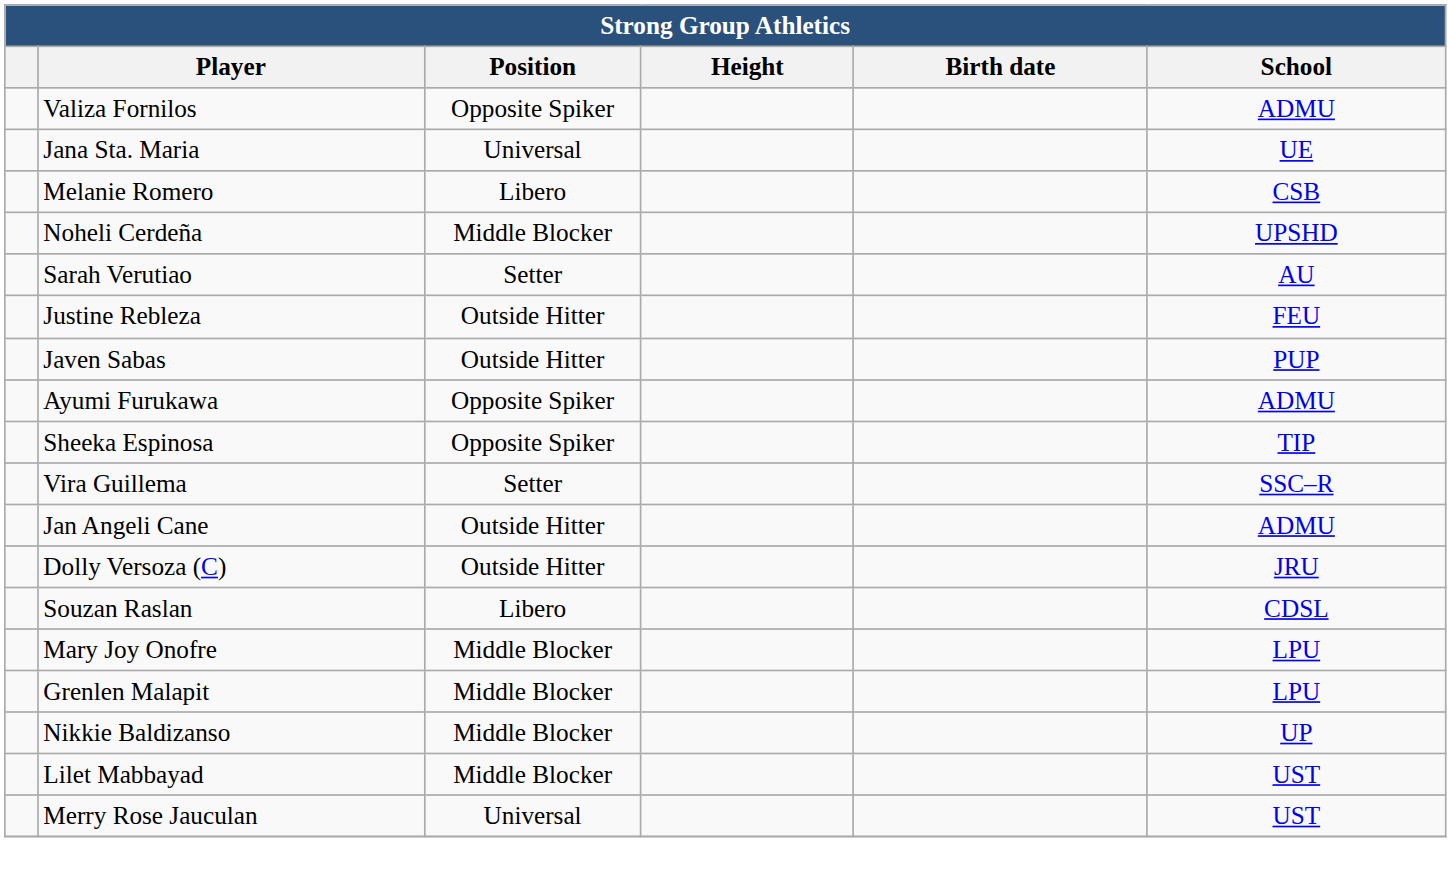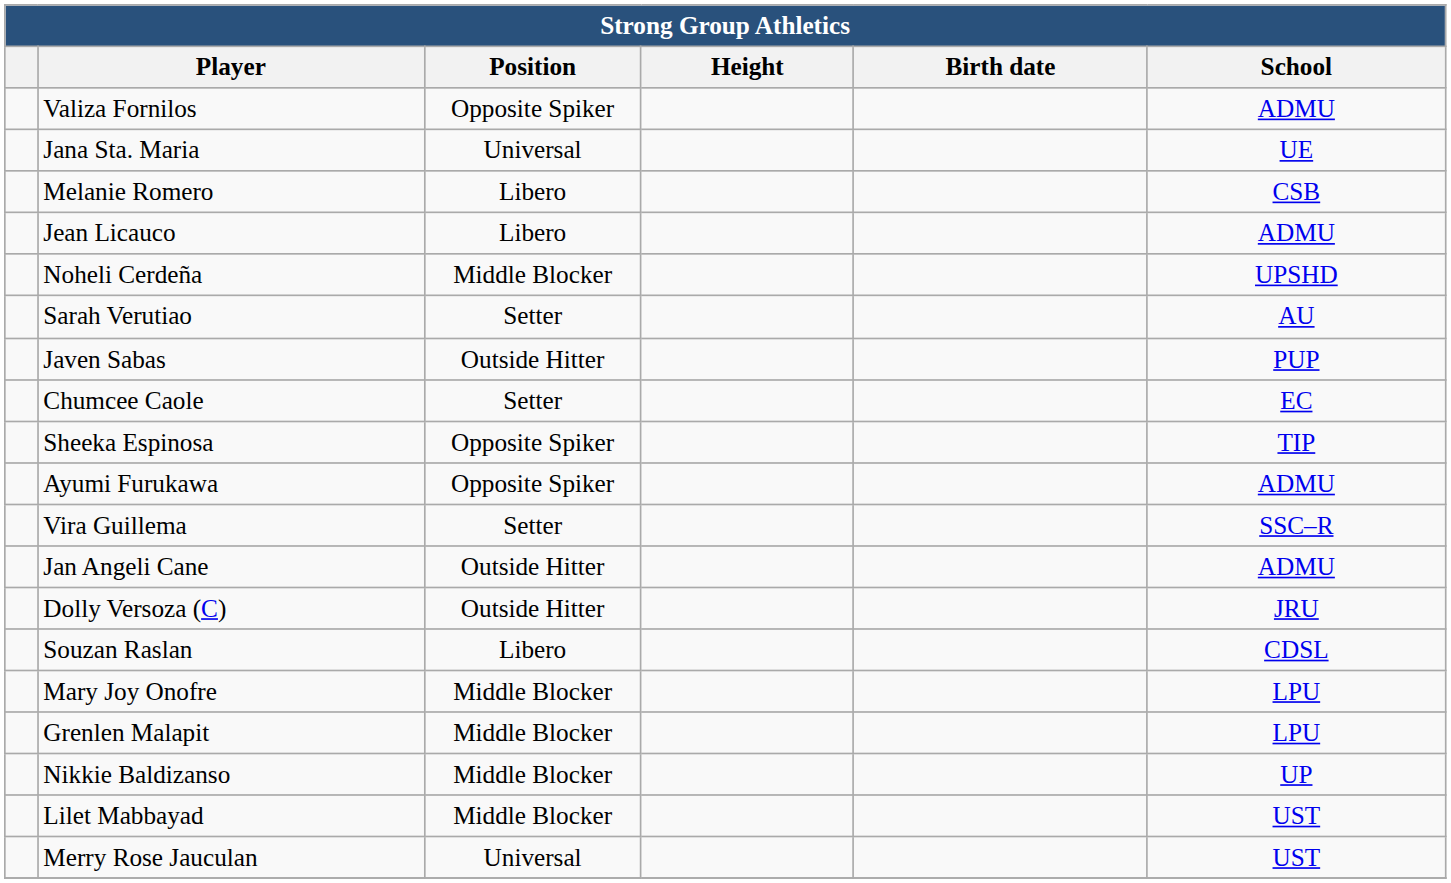+ row: (109, 233)
- row: (122, 316)
+ row: (123, 399)
rows swapped: (131, 399) <-> (128, 441)
